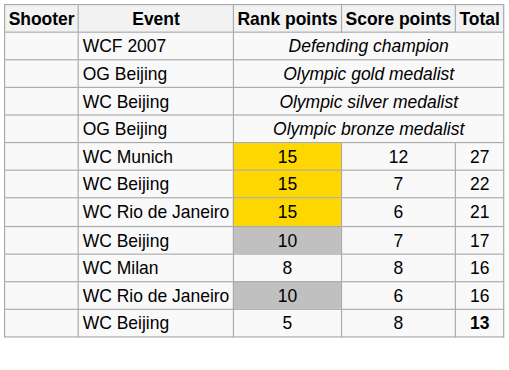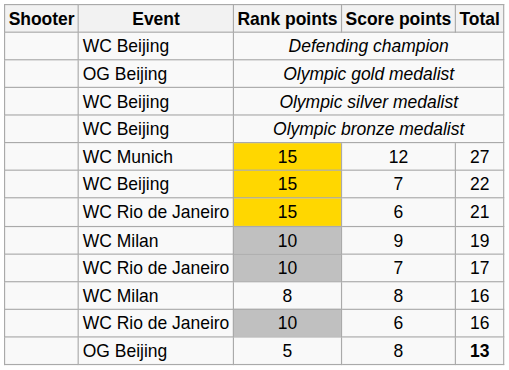(124, 46) WCF 2007 -> (126, 46) WC Beijing
(125, 129) OG Beijing -> (126, 129) WC Beijing
+ row: (287, 240)
(126, 240) WC Beijing -> (156, 268) WC Rio de Janeiro
(126, 323) WC Beijing -> (125, 351) OG Beijing
